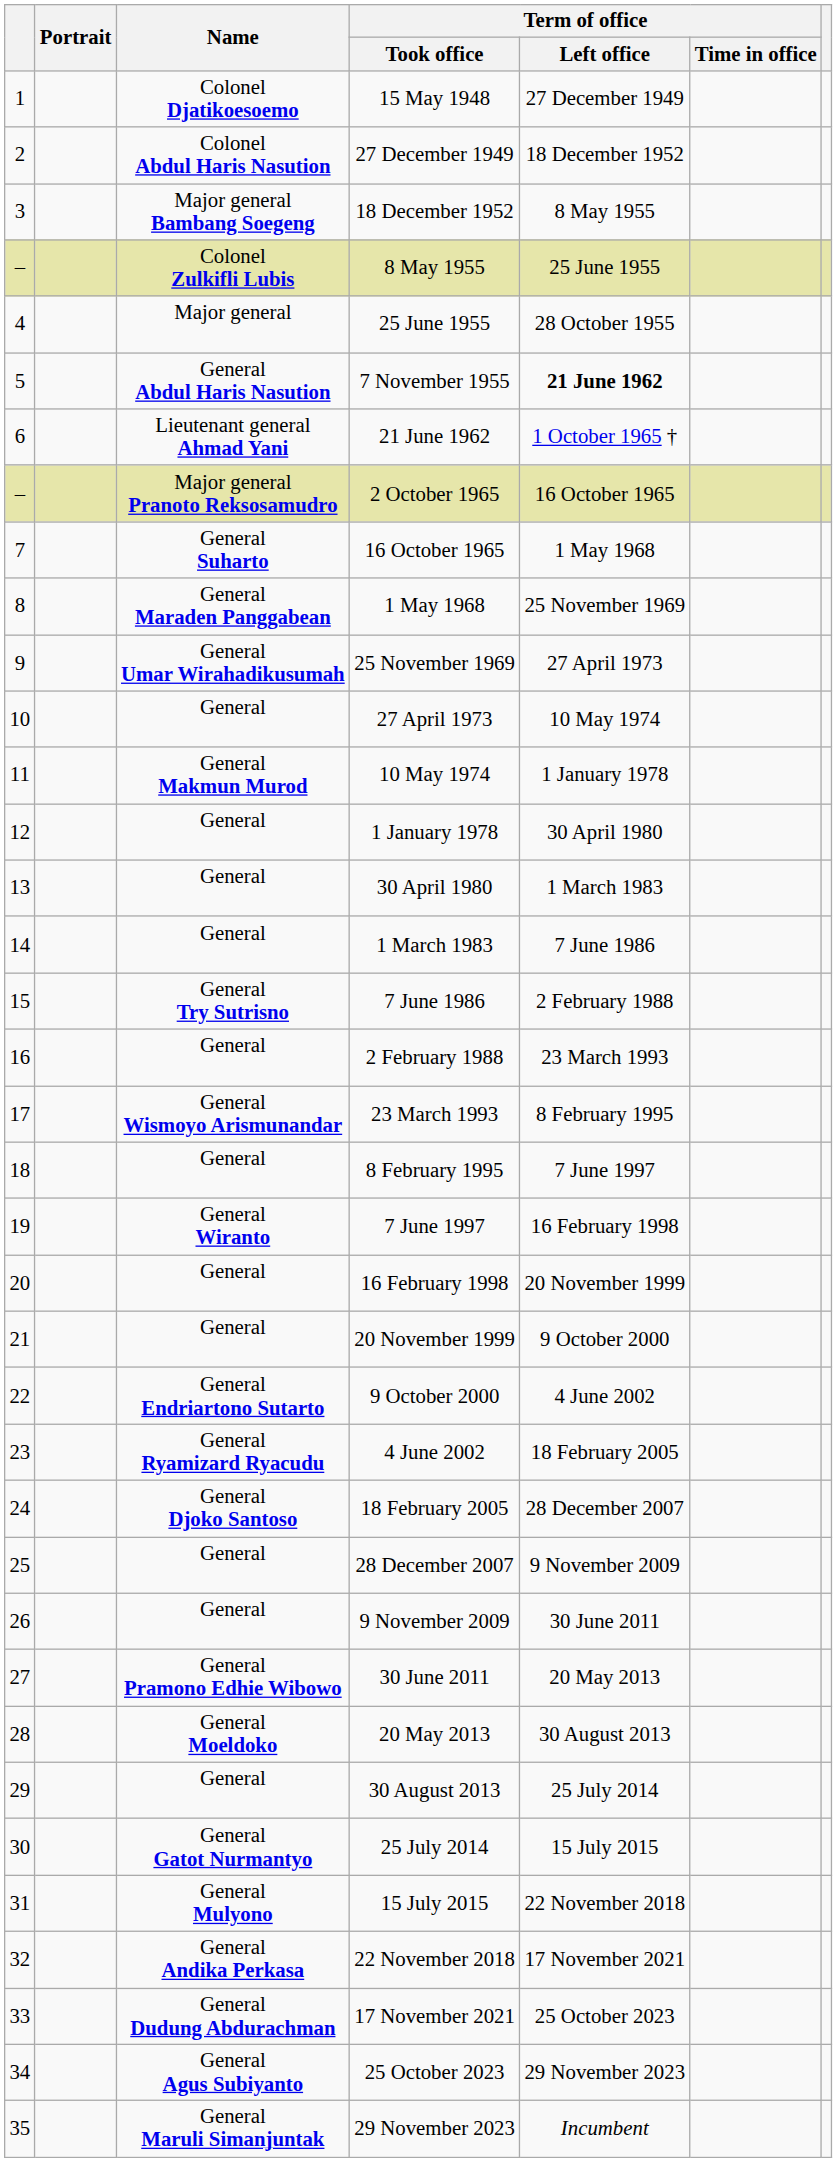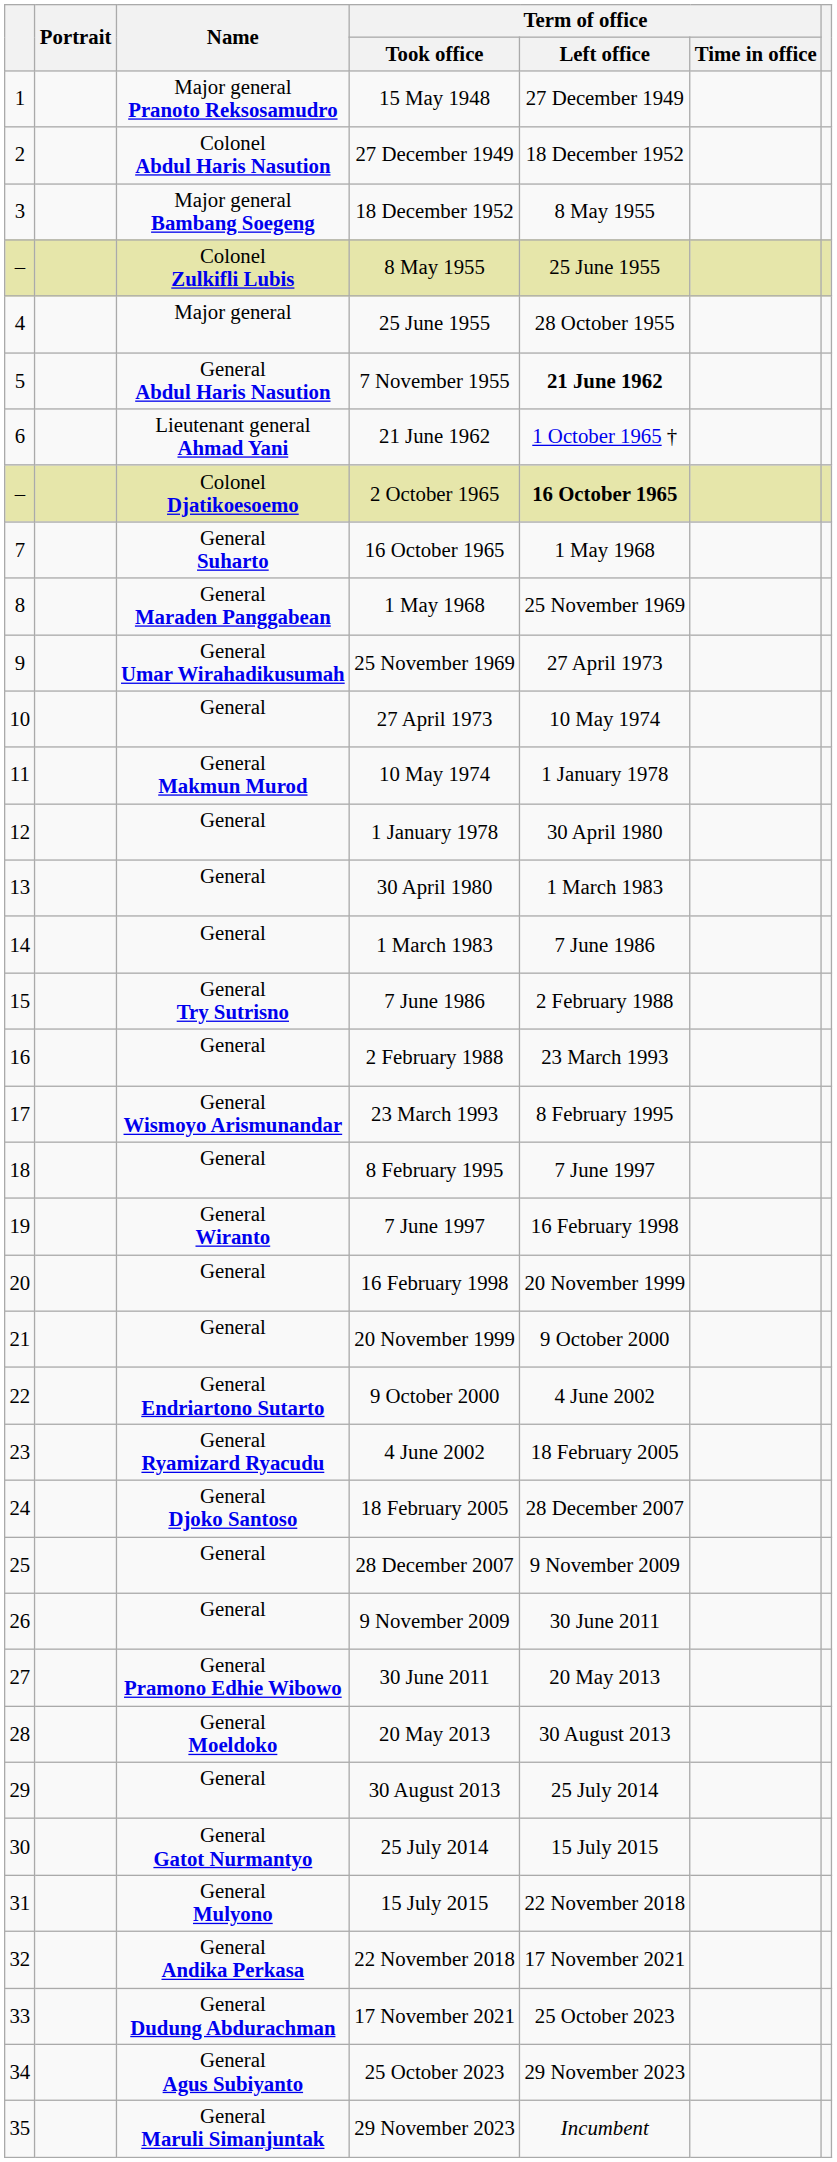(233, 98) Colonel Djatikoesoemo -> (233, 98) Major general Pranoto Reksosamudro
(233, 493) Major general Pranoto Reksosamudro -> (233, 493) Colonel Djatikoesoemo
(605, 493) normal -> (605, 493) bold
